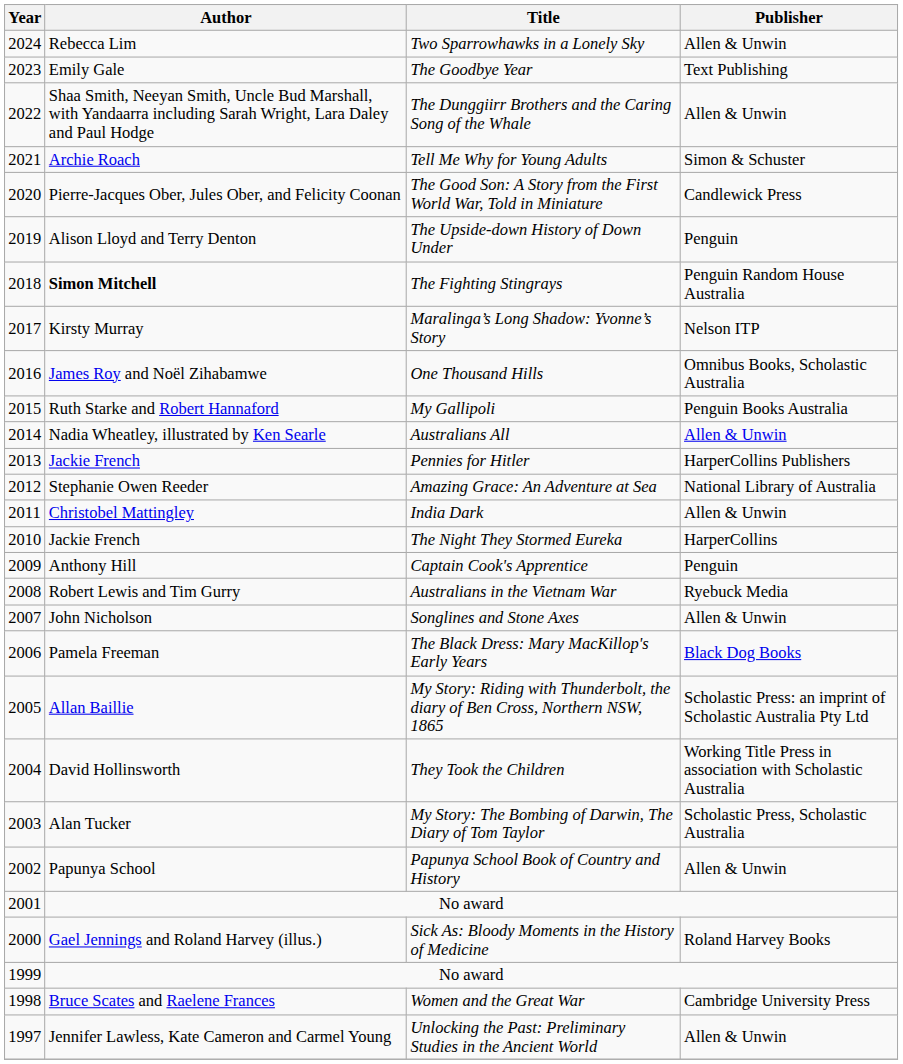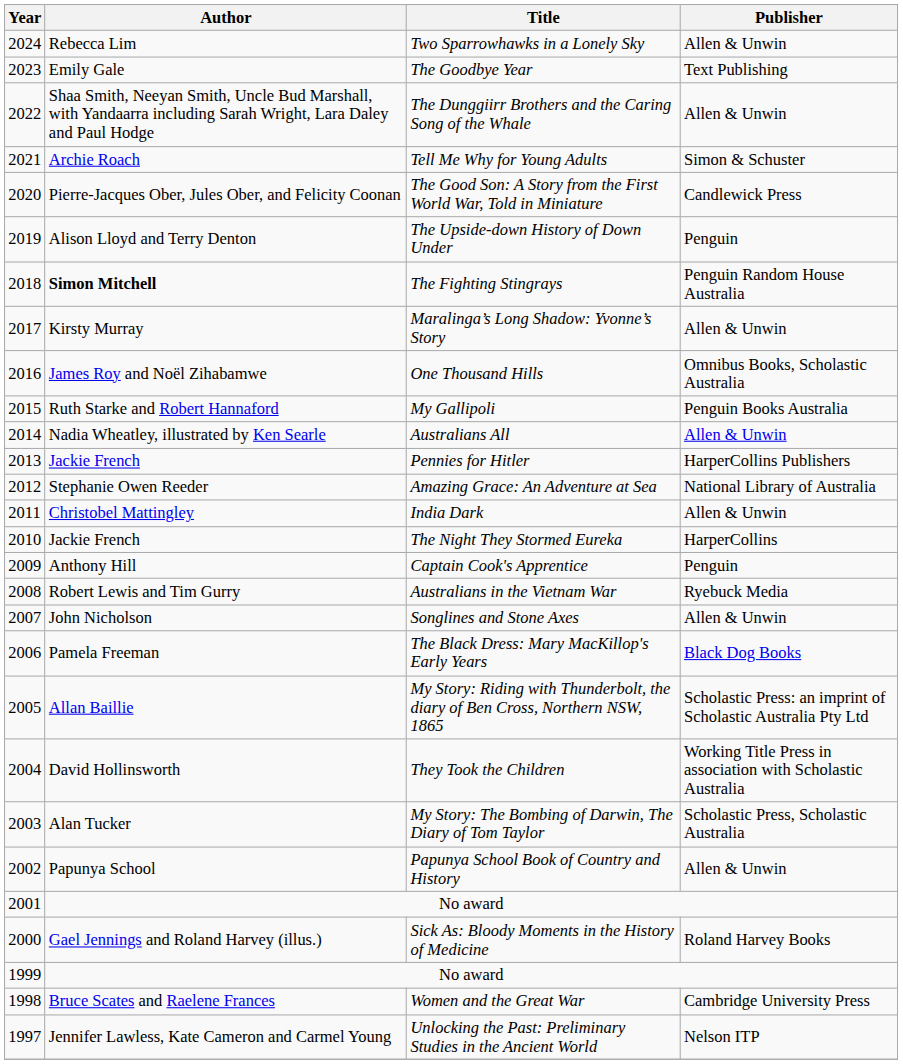(722, 328) Nelson ITP -> (735, 328) Allen & Unwin
(735, 1036) Allen & Unwin -> (722, 1036) Nelson ITP
